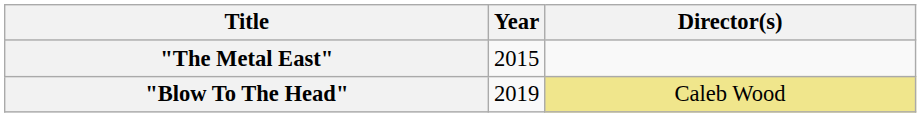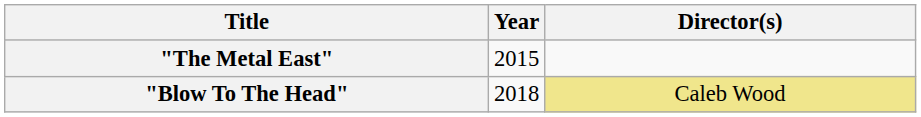(517, 93) 2019 -> (517, 93) 2018
